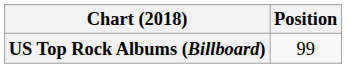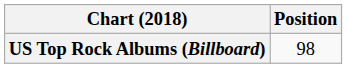(306, 48) 99 -> (306, 48) 98
